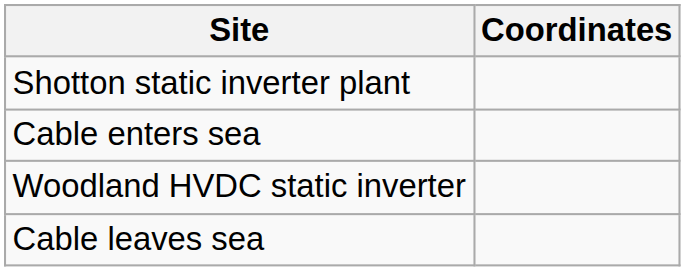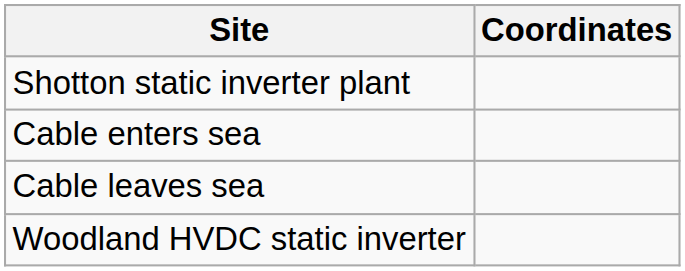rows swapped: (138, 238) <-> (239, 186)
